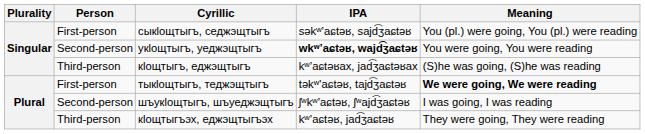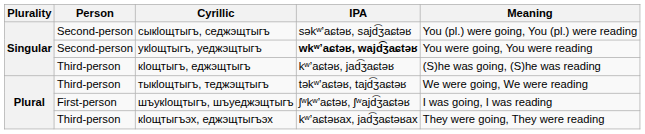(87, 31) First-person -> (95, 31) Second-person
(358, 66) kʷʼaɕtəʁax, jad͡ʒaɕtəʁax -> (346, 66) kʷʼaɕtəʁ, jad͡ʒaɕtəʁ
(87, 84) First-person -> (89, 84) Third-person
(510, 84) bold -> (505, 84) normal
(95, 102) Second-person -> (87, 102) First-person
(346, 119) kʷʼaɕtəʁ, jad͡ʒaɕtəʁ -> (358, 119) kʷʼaɕtəʁax, jad͡ʒaɕtəʁax
